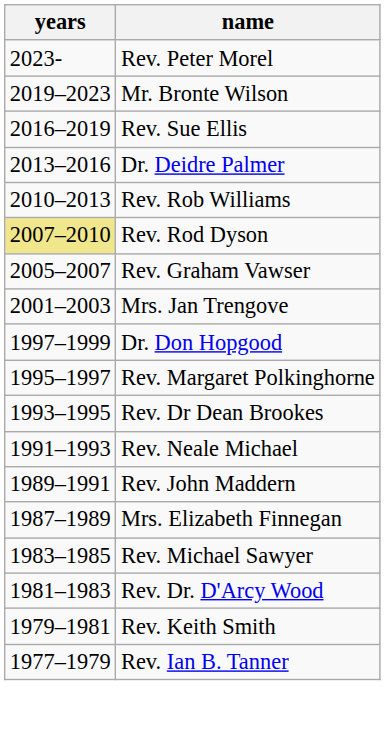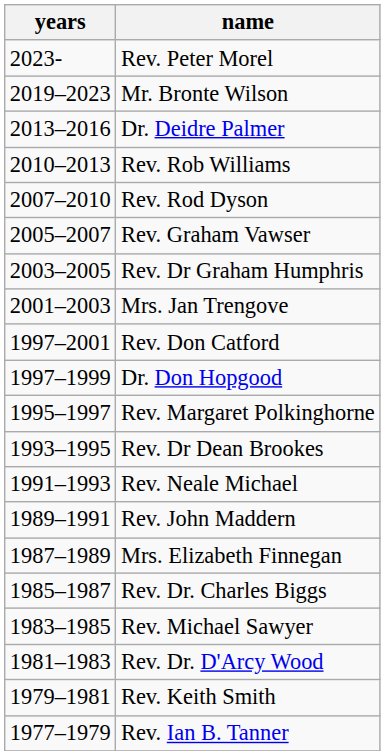- row: (184, 128)
(60, 235) khaki background -> (60, 199) no background
+ row: (242, 270)
+ row: (200, 341)
+ row: (224, 590)
